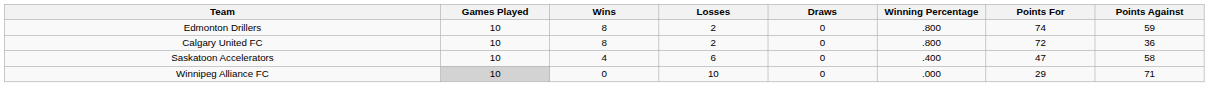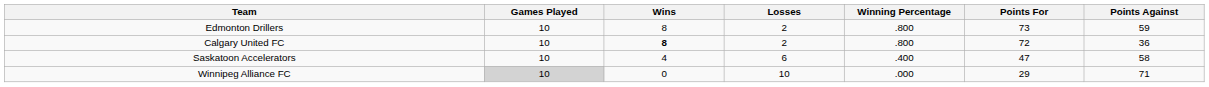- column: (822, 12)
(1041, 27) 74 -> (1024, 27) 73
(604, 43) normal -> (664, 43) bold
